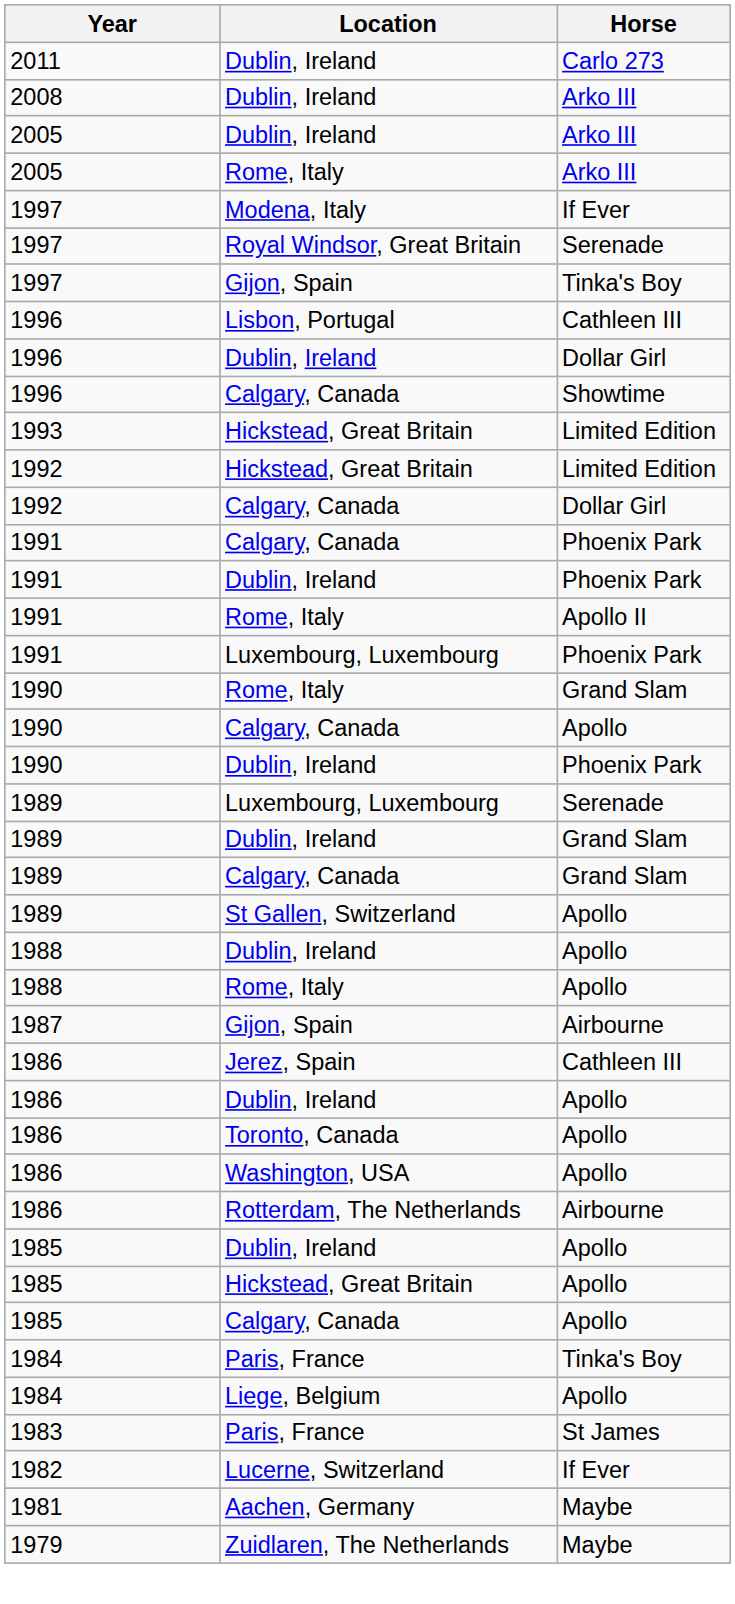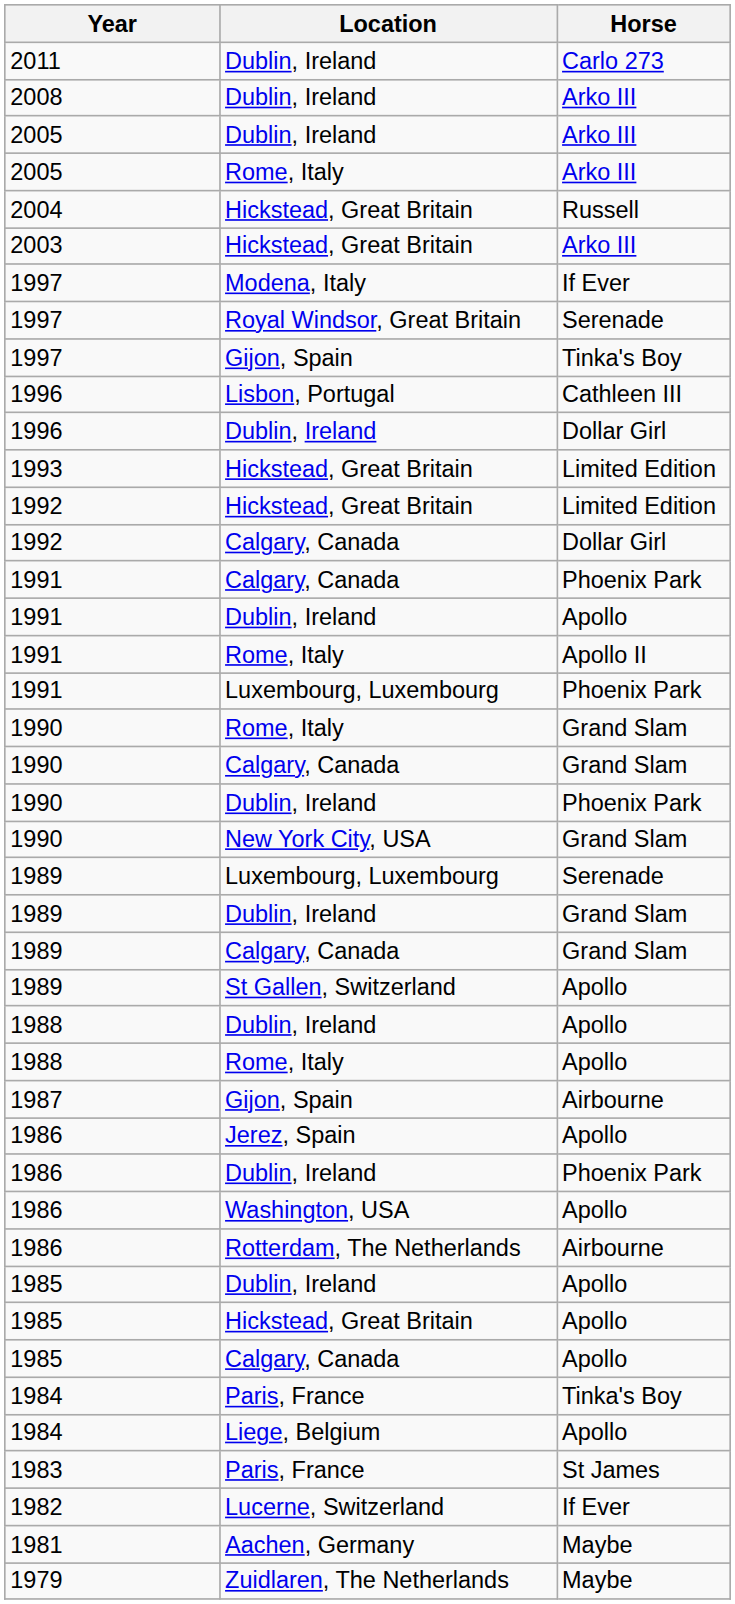+ row: (36, 209)
+ row: (36, 246)
- row: (36, 395)
(632, 580) Phoenix Park -> (595, 617) Apollo
(595, 728) Apollo -> (625, 765) Grand Slam
+ row: (36, 840)
(622, 1062) Cathleen III -> (595, 1136) Apollo
(595, 1099) Apollo -> (632, 1173) Phoenix Park
- row: (36, 1136)
